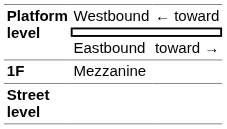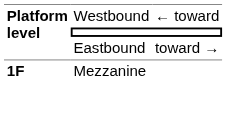- row: (28, 103)
